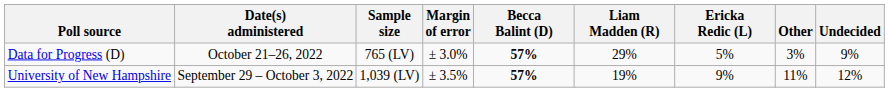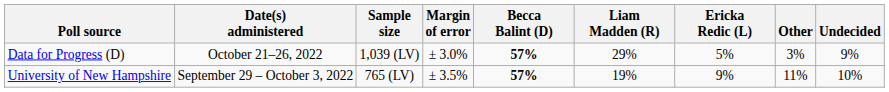(389, 54) 765 (LV) -> (389, 54) 1,039 (LV)
(389, 76) 1,039 (LV) -> (389, 76) 765 (LV)
(850, 76) 12% -> (850, 76) 10%
